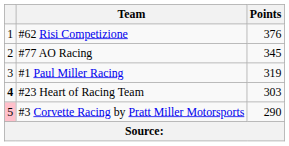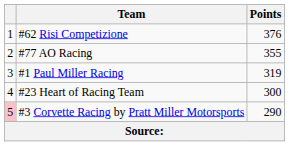(273, 53) 345 -> (273, 53) 355
(10, 92) bold -> (10, 92) normal
(273, 92) 303 -> (273, 92) 300
